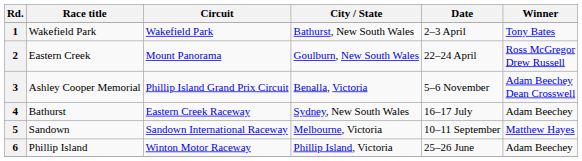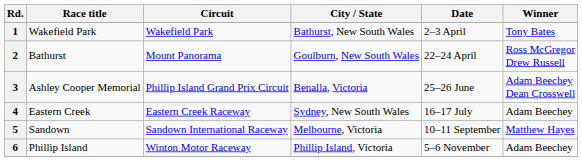(60, 56) Eastern Creek -> (47, 56) Bathurst
(457, 87) 5–6 November -> (449, 87) 25–26 June
(47, 111) Bathurst -> (60, 111) Eastern Creek
(449, 148) 25–26 June -> (457, 148) 5–6 November
